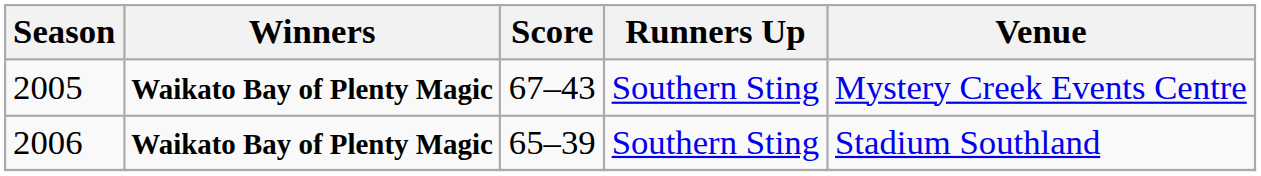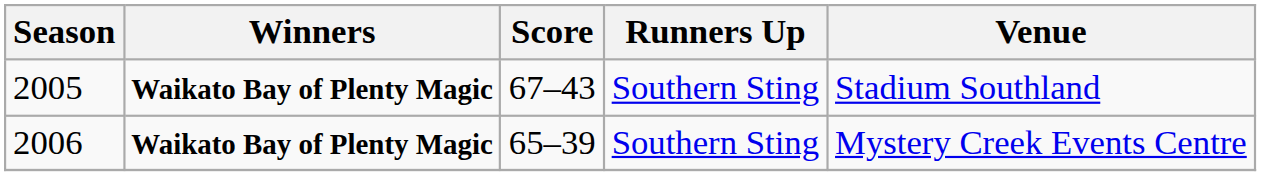(1041, 87) Mystery Creek Events Centre -> (968, 87) Stadium Southland
(968, 142) Stadium Southland -> (1041, 142) Mystery Creek Events Centre
